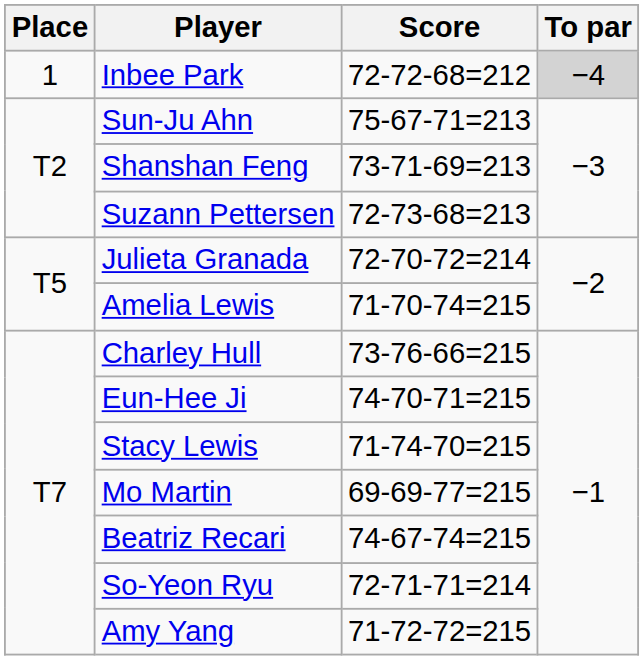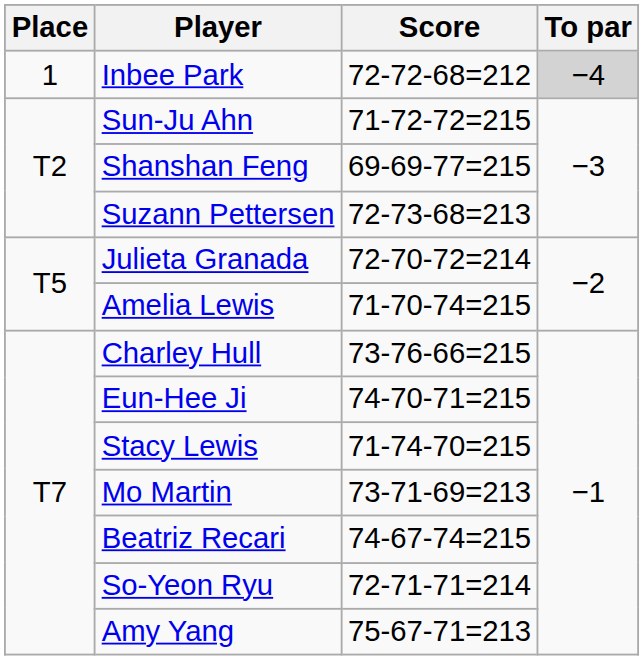(440, 120) 75-67-71=213 -> (440, 120) 71-72-72=215
(440, 167) 73-71-69=213 -> (440, 167) 69-69-77=215
(440, 492) 69-69-77=215 -> (440, 492) 73-71-69=213
(440, 631) 71-72-72=215 -> (440, 631) 75-67-71=213
